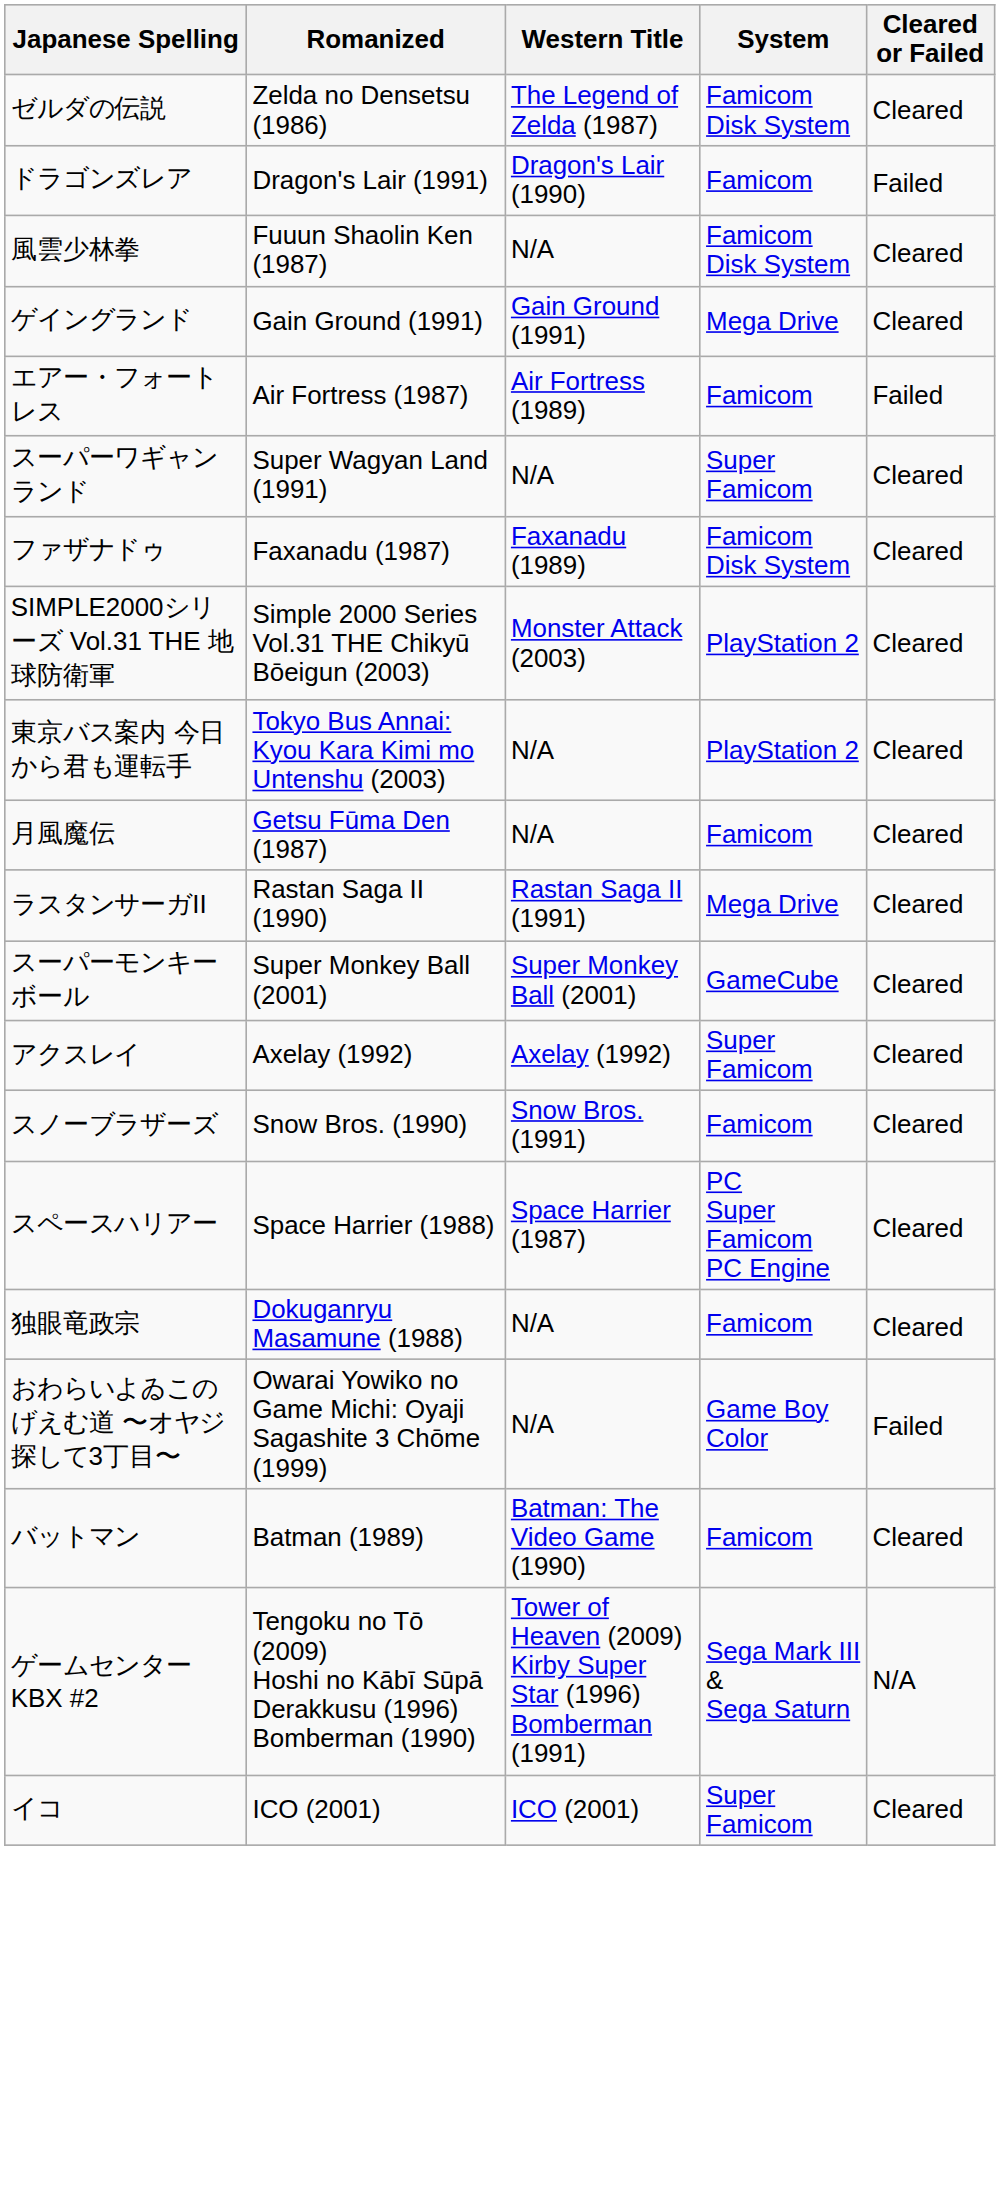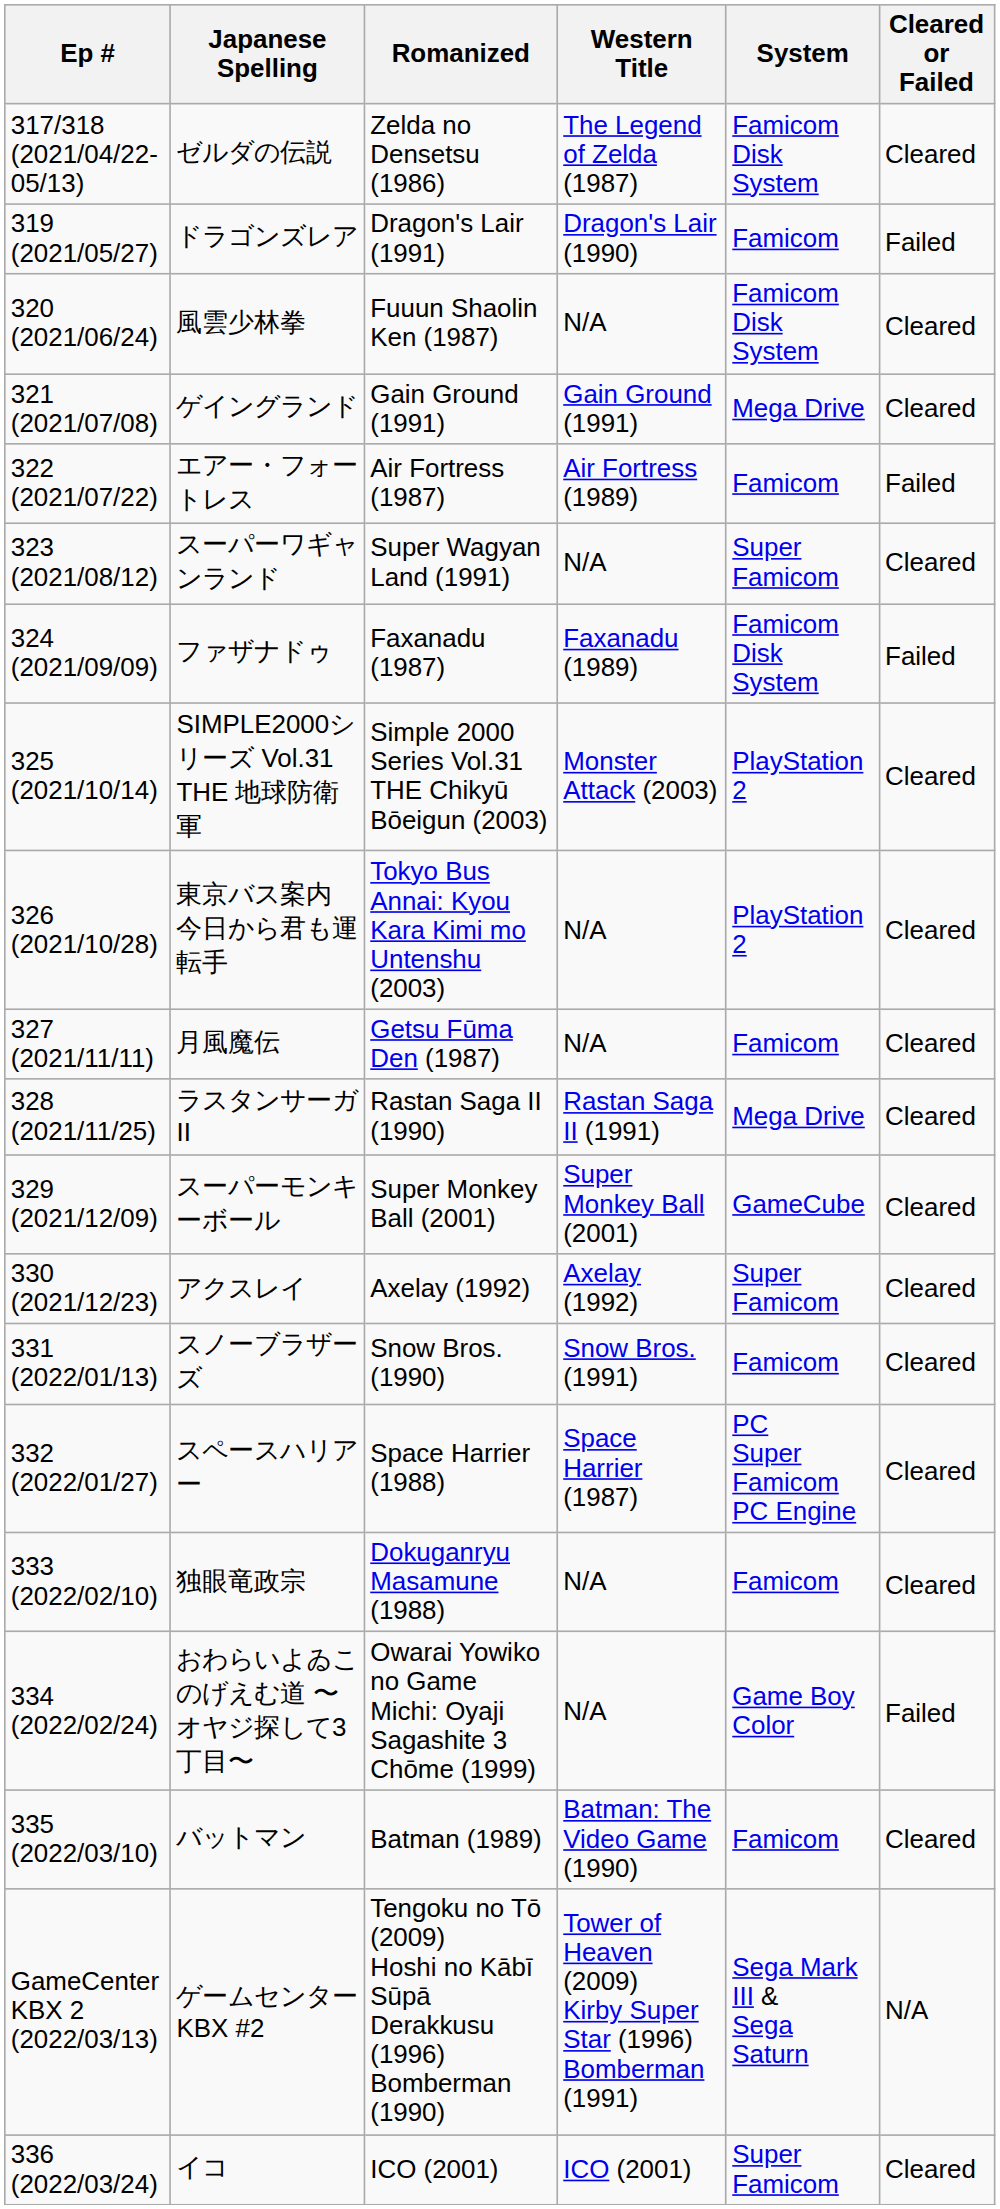+ column: (88, 54)
(918, 550) Cleared -> (920, 656) Failed
